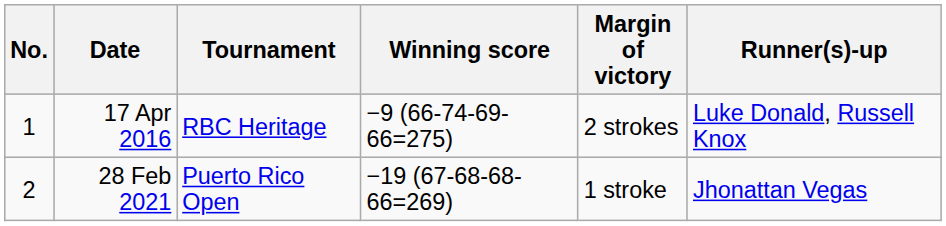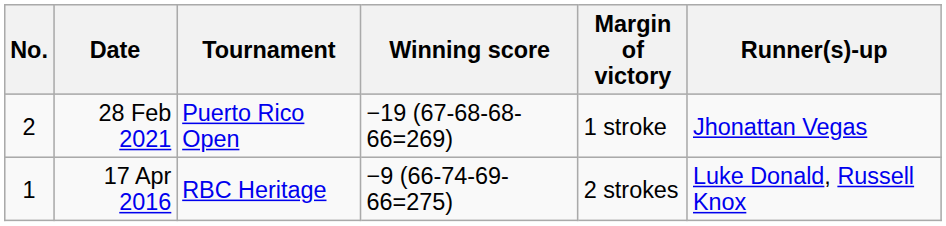rows swapped: (137, 126) <-> (135, 189)
